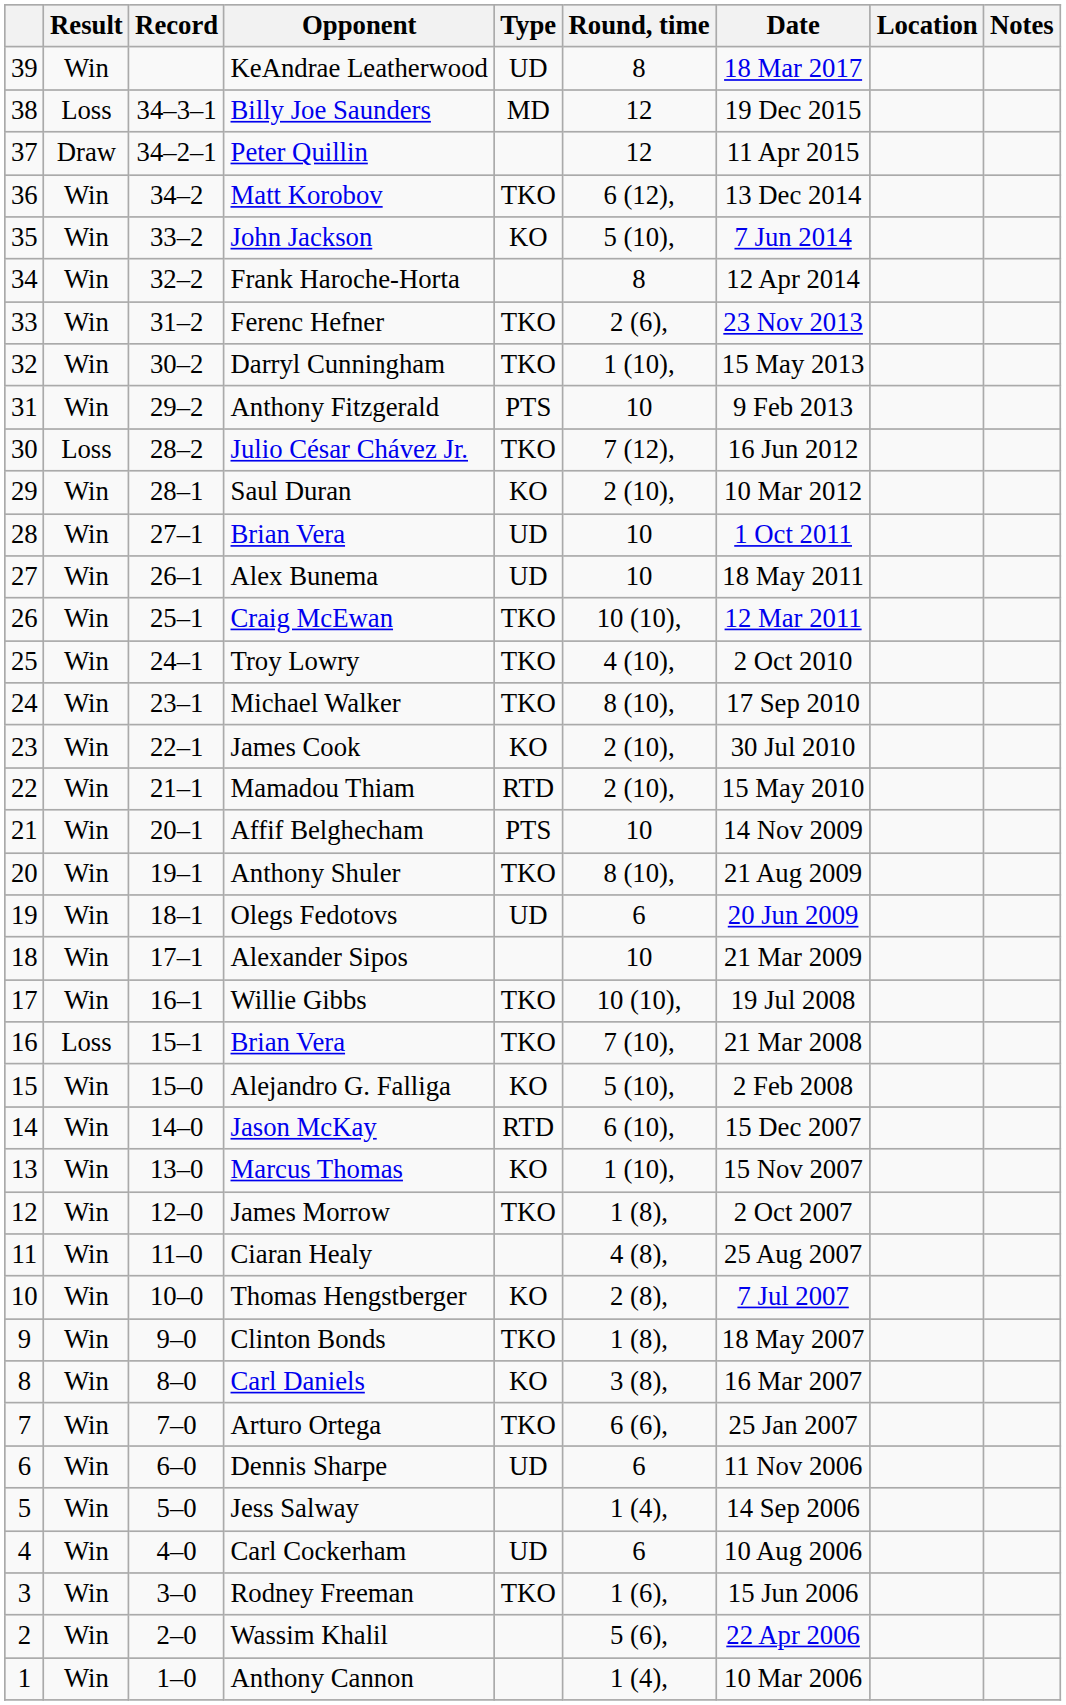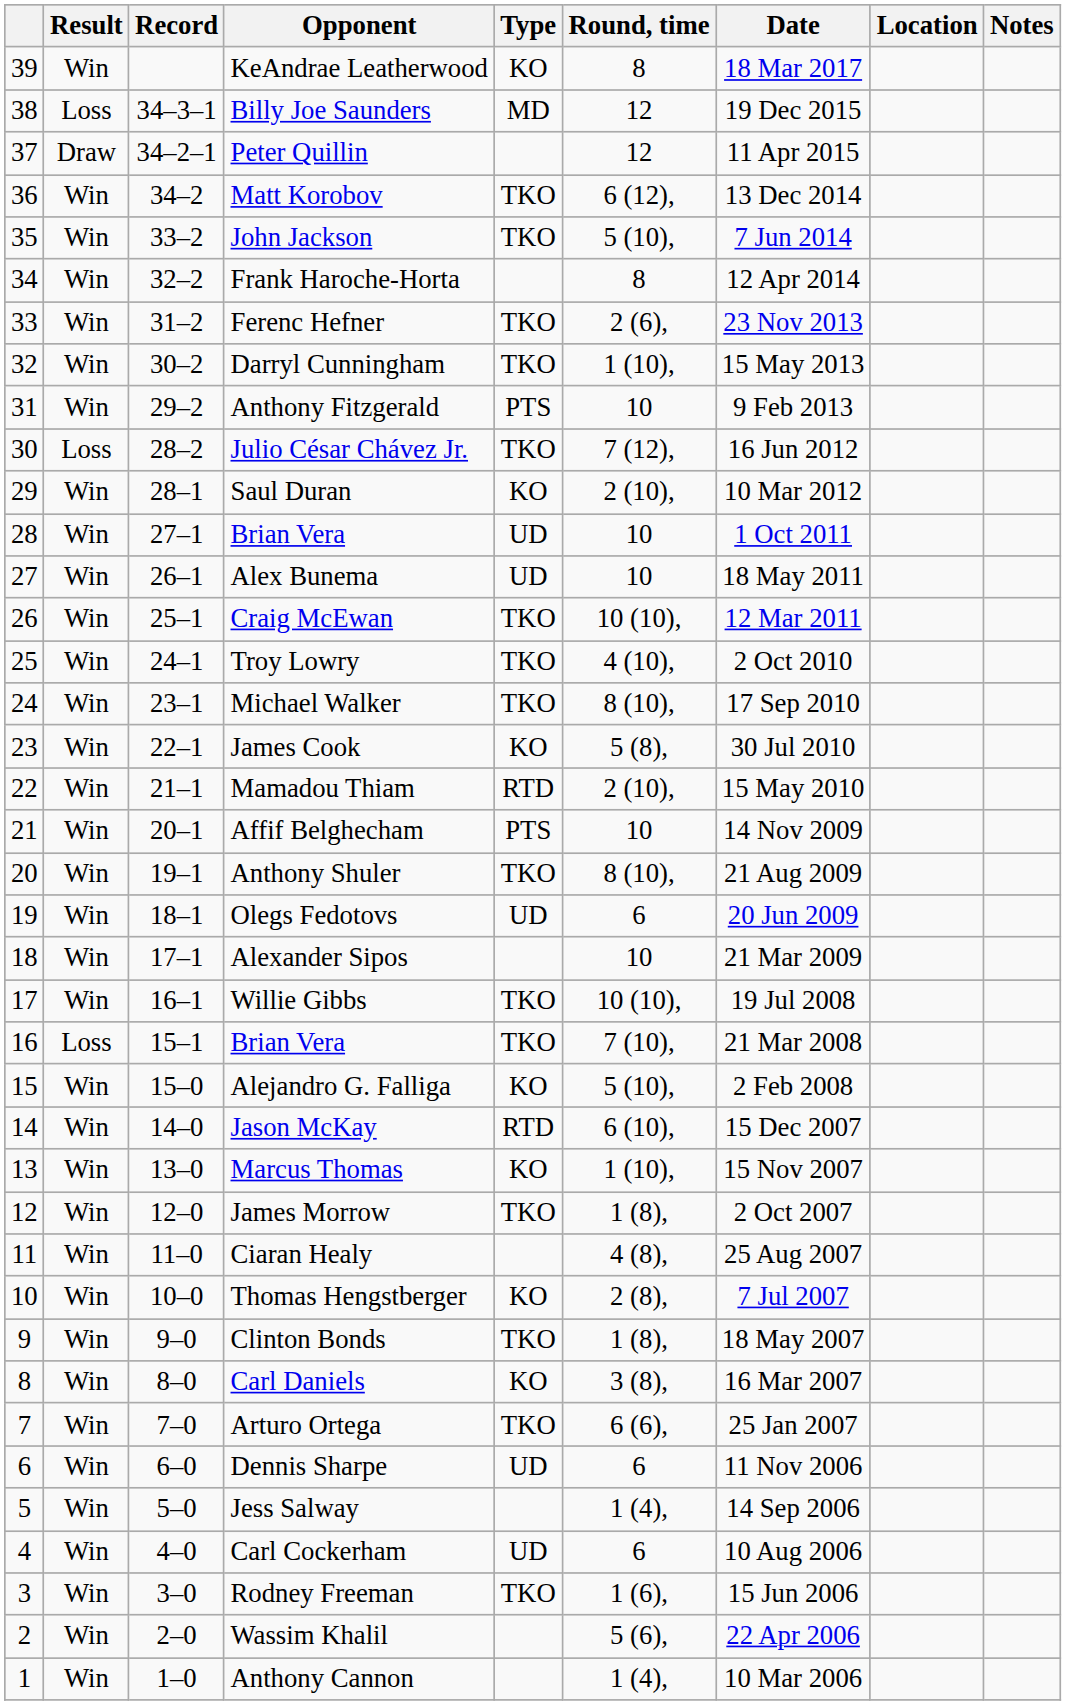(528, 68) UD -> (528, 68) KO
(528, 237) KO -> (528, 237) TKO
(639, 746) 2 (10), -> (639, 746) 5 (8),
